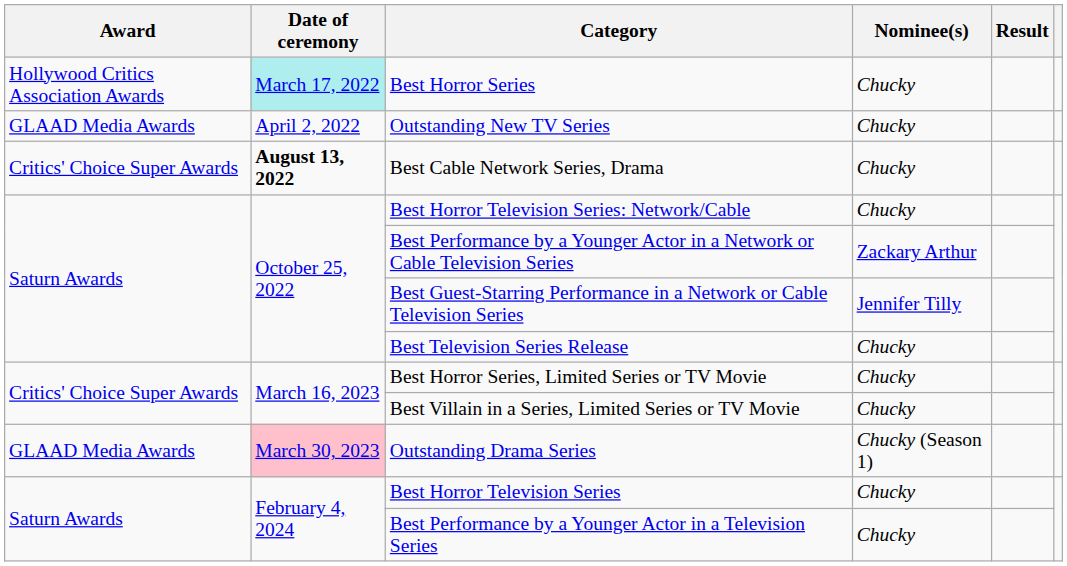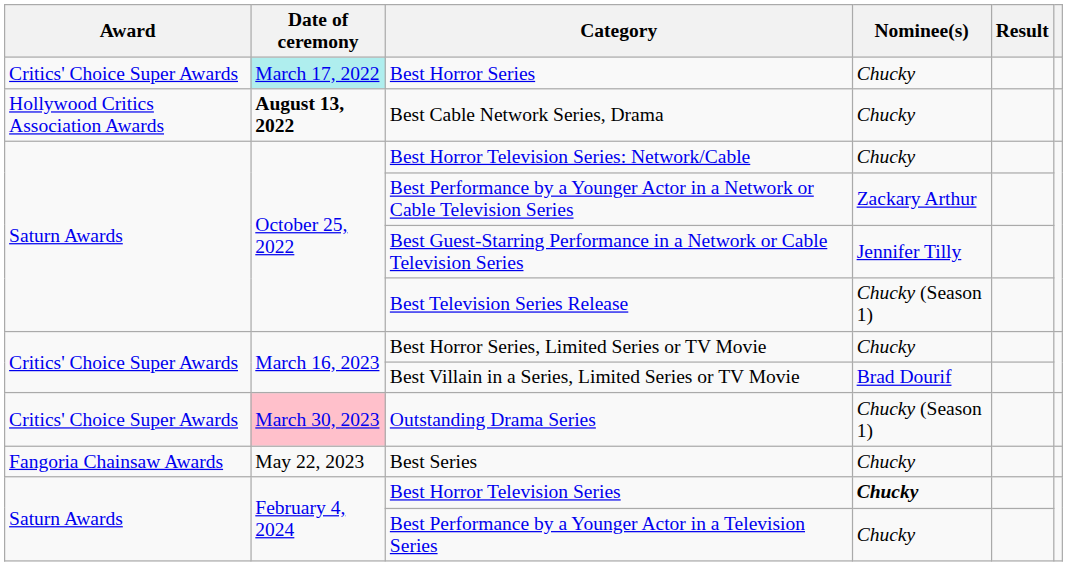(87, 83) Hollywood Critics Association Awards -> (124, 72) Critics' Choice Super Awards
- row: (500, 125)
(124, 167) Critics' Choice Super Awards -> (87, 114) Hollywood Critics Association Awards
(886, 346) Chucky -> (919, 304) Chucky (Season 1)
(886, 408) Chucky -> (904, 377) Brad Dourif
(102, 450) GLAAD Media Awards -> (124, 419) Critics' Choice Super Awards
+ row: (434, 461)
(886, 492) normal -> (888, 492) bold
